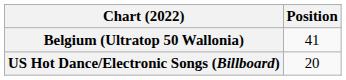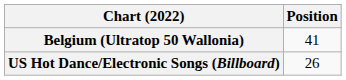(312, 63) 20 -> (312, 63) 26
